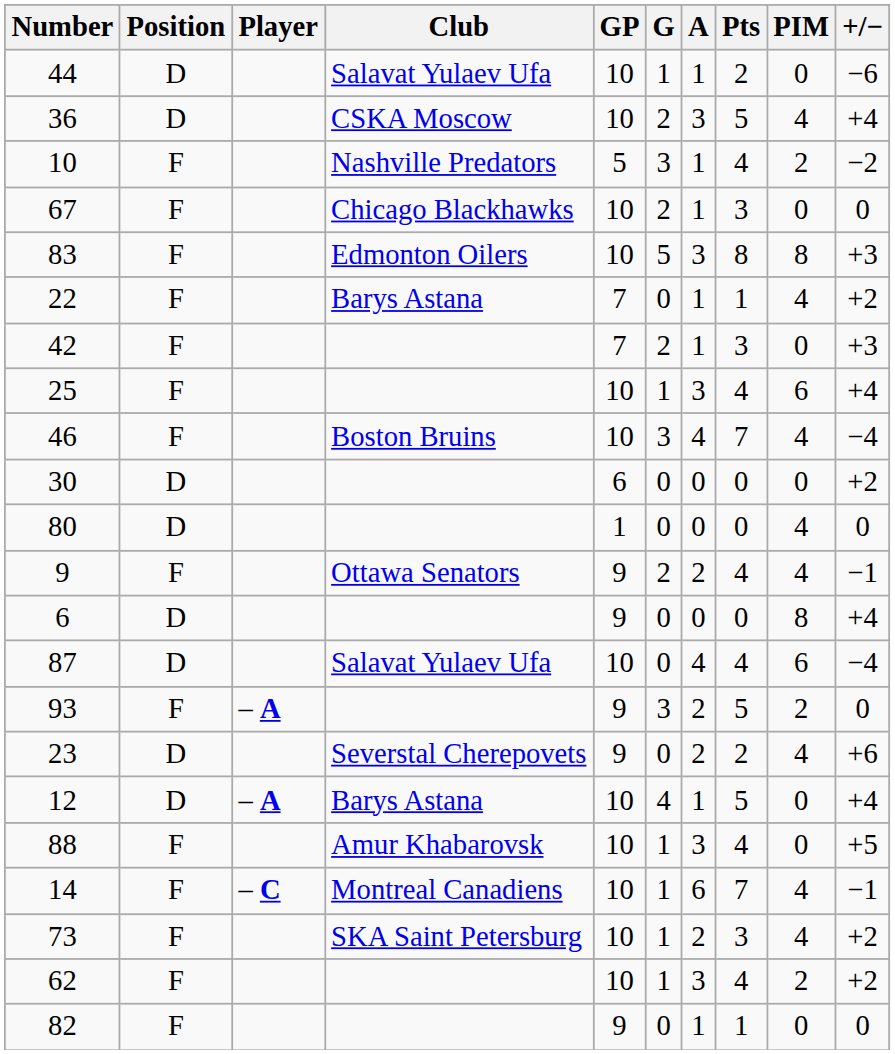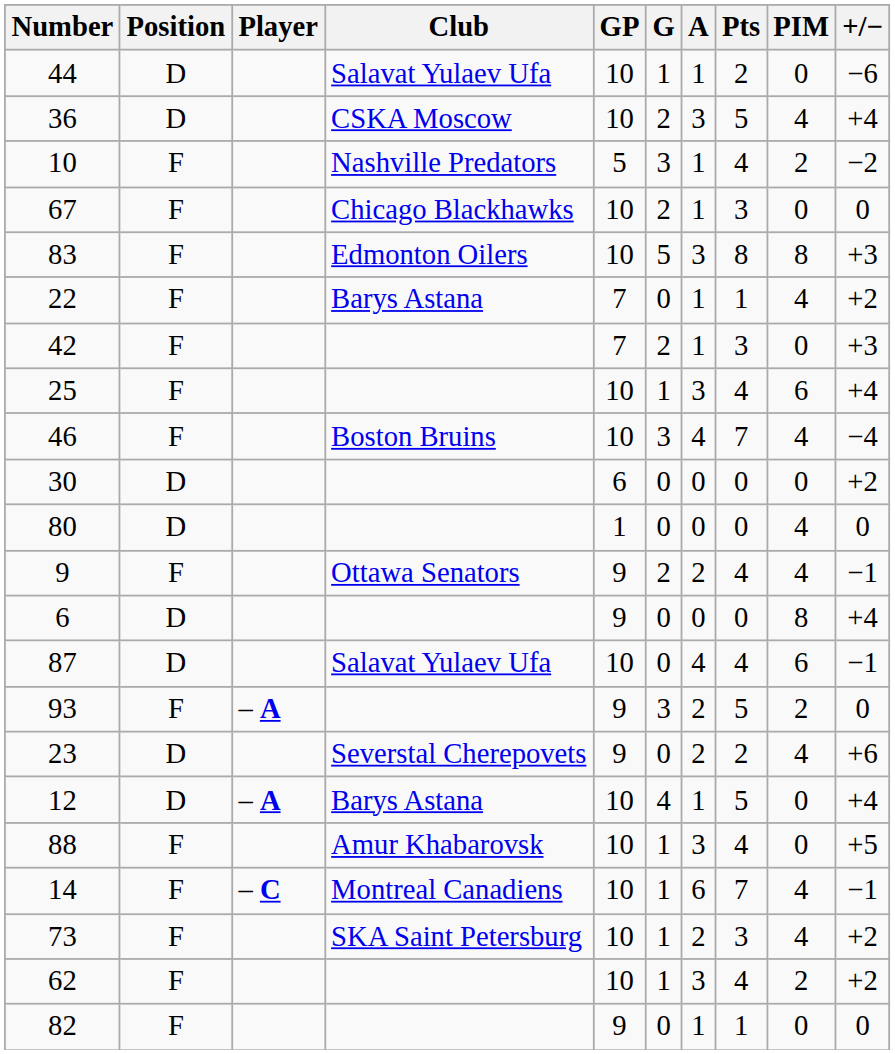(863, 663) −4 -> (863, 663) −1
